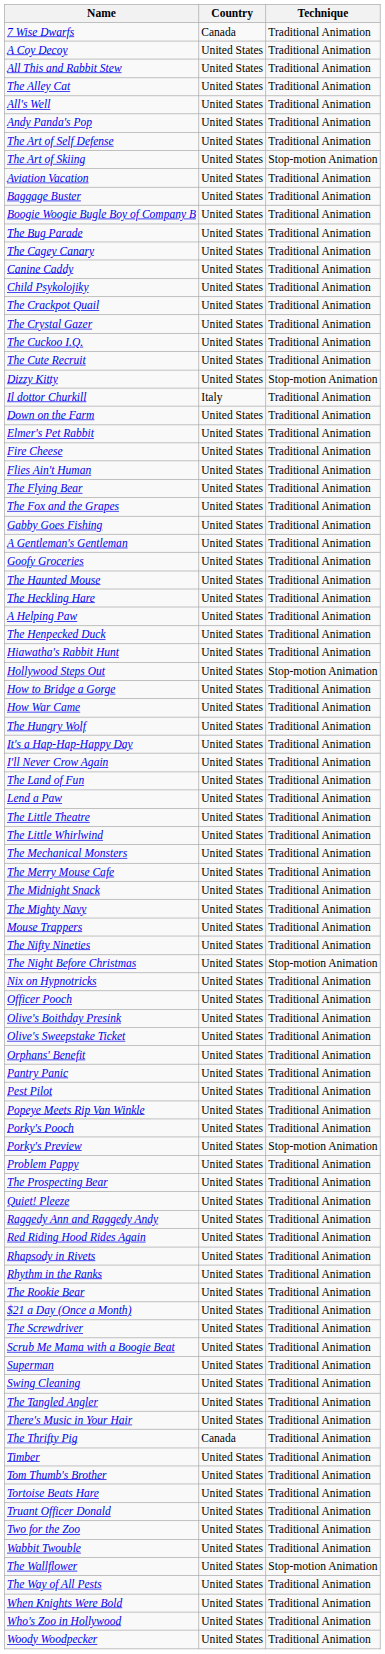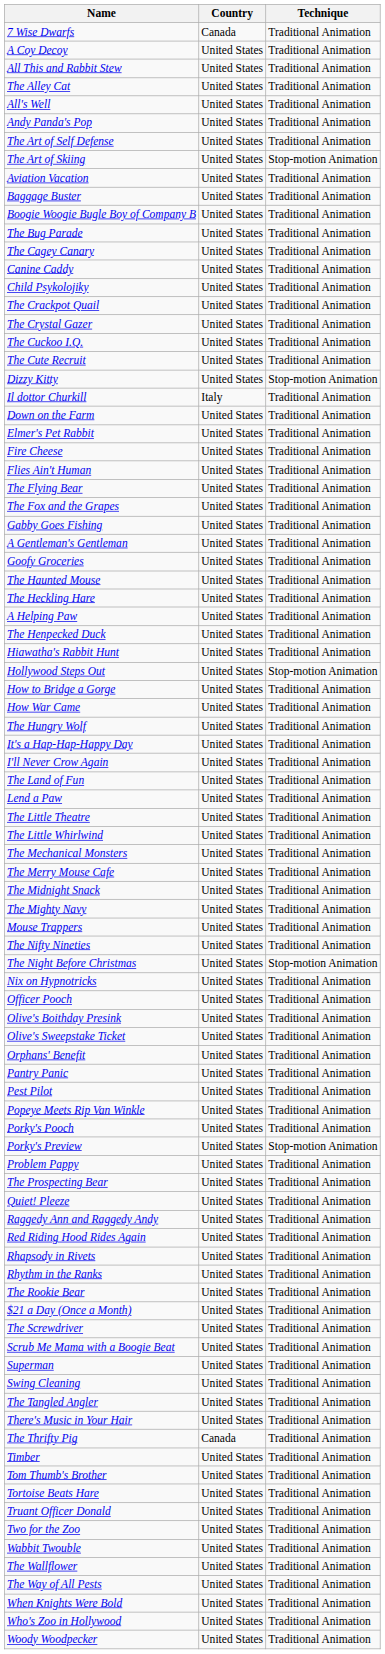(323, 1566) Stop-motion Animation -> (320, 1566) Traditional Animation
